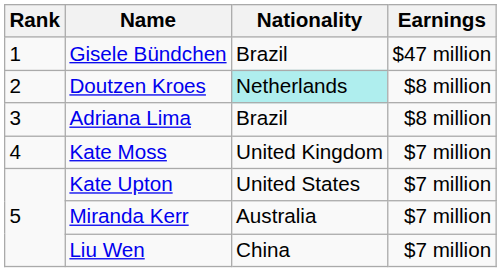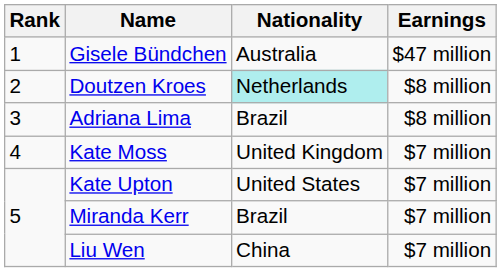(262, 53) Brazil -> (276, 53) Australia
(276, 217) Australia -> (262, 217) Brazil
